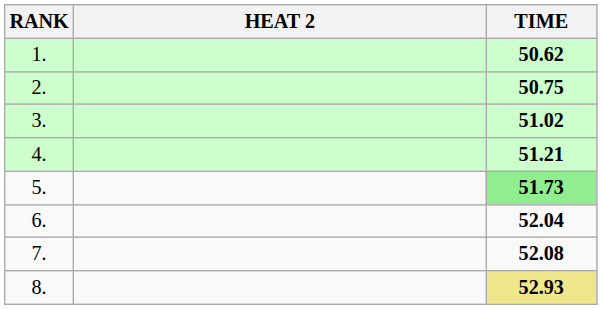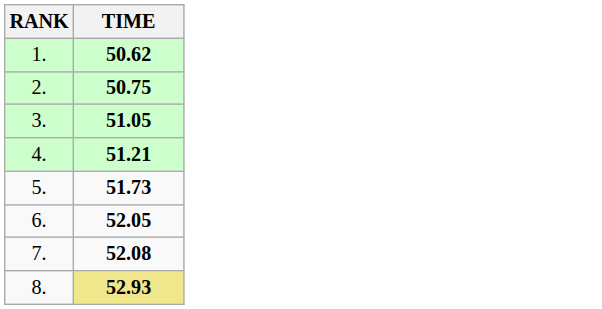- column: (280, 21)
(541, 121) 51.02 -> (129, 121) 51.05
(541, 187) lightgreen background -> (129, 187) no background
(541, 221) 52.04 -> (129, 221) 52.05
